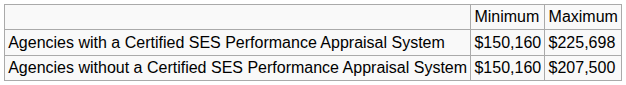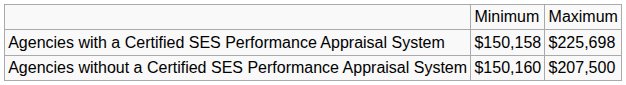(508, 42) $150,160 -> (508, 42) $150,158
